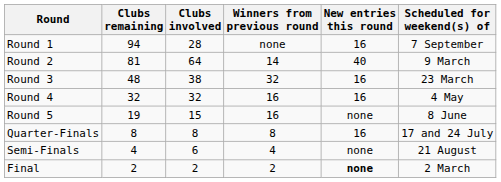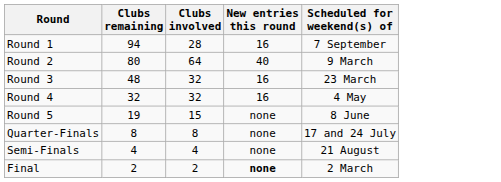- column: (272, 20)
(134, 62) 81 -> (134, 62) 80
(195, 79) 38 -> (195, 79) 32
(360, 133) 16 -> (263, 133) none
(195, 151) 6 -> (195, 151) 4
